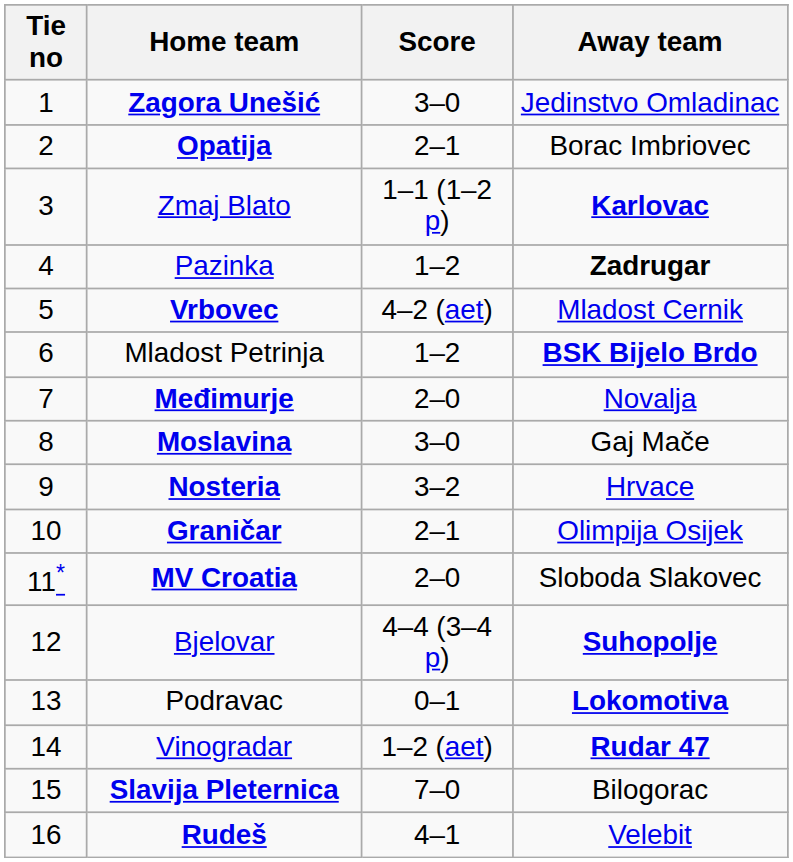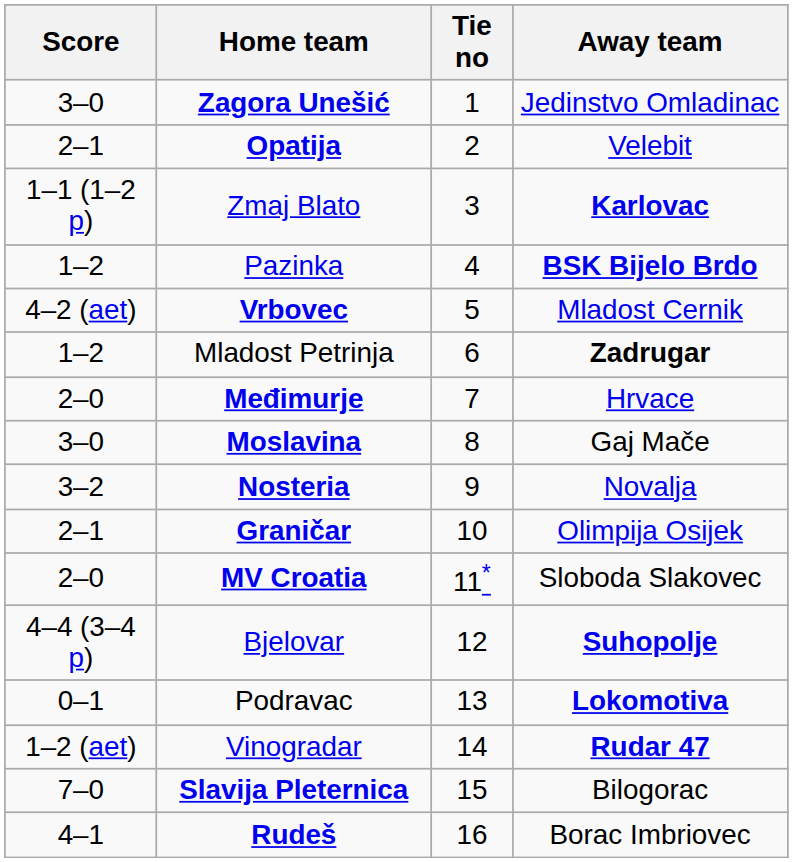columns swapped: (46, 42) <-> (437, 42)
(650, 146) Borac Imbriovec -> (650, 146) Velebit
(650, 265) Zadrugar -> (650, 265) BSK Bijelo Brdo
(650, 354) BSK Bijelo Brdo -> (650, 354) Zadrugar
(650, 398) Novalja -> (650, 398) Hrvace
(650, 486) Hrvace -> (650, 486) Novalja
(650, 834) Velebit -> (650, 834) Borac Imbriovec
